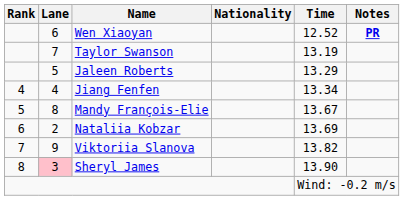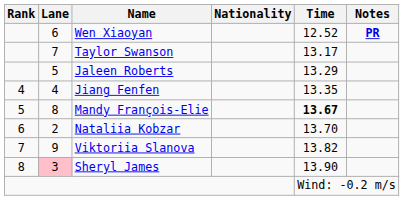(320, 52) 13.19 -> (320, 52) 13.17
(320, 90) 13.34 -> (320, 90) 13.35
(320, 109) normal -> (320, 109) bold
(320, 128) 13.69 -> (320, 128) 13.70
